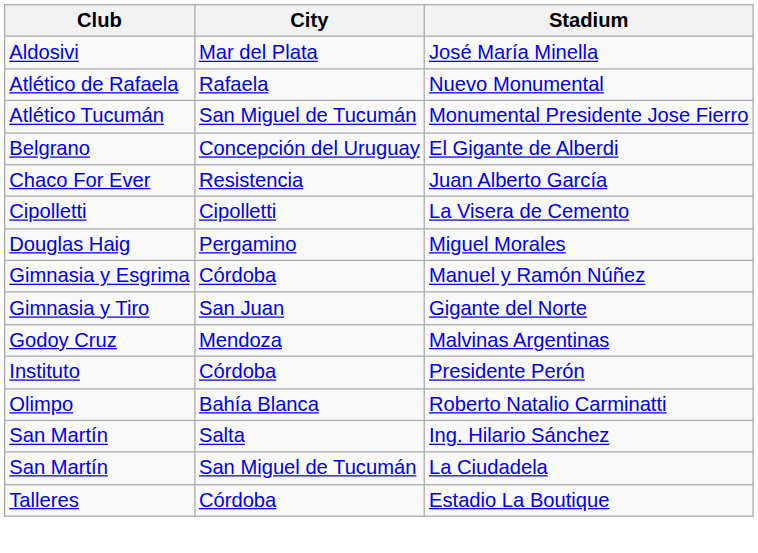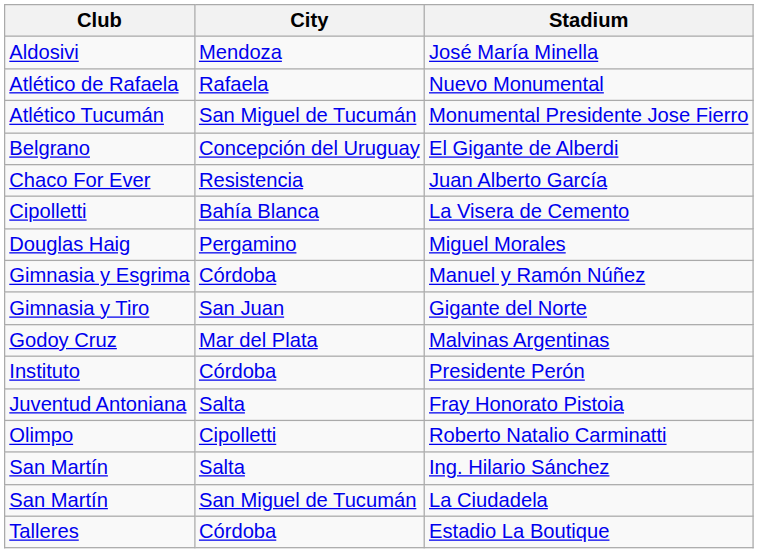(258, 52) Mar del Plata -> (240, 52) Mendoza
(238, 212) Cipolletti -> (259, 212) Bahía Blanca
(240, 340) Mendoza -> (258, 340) Mar del Plata
+ row: (526, 404)
(259, 404) Bahía Blanca -> (238, 436) Cipolletti
